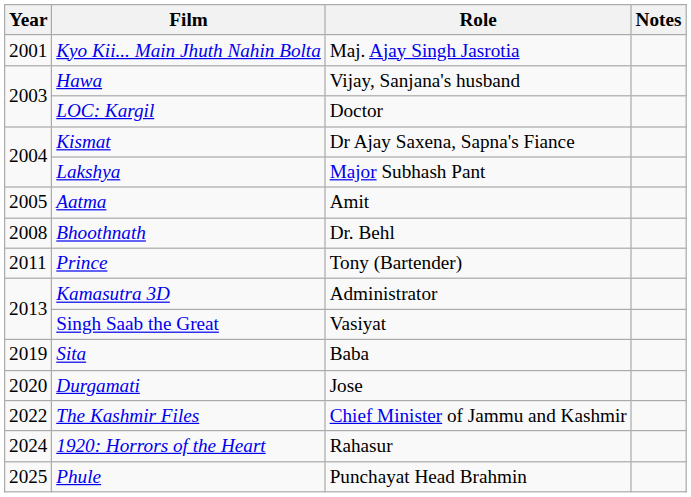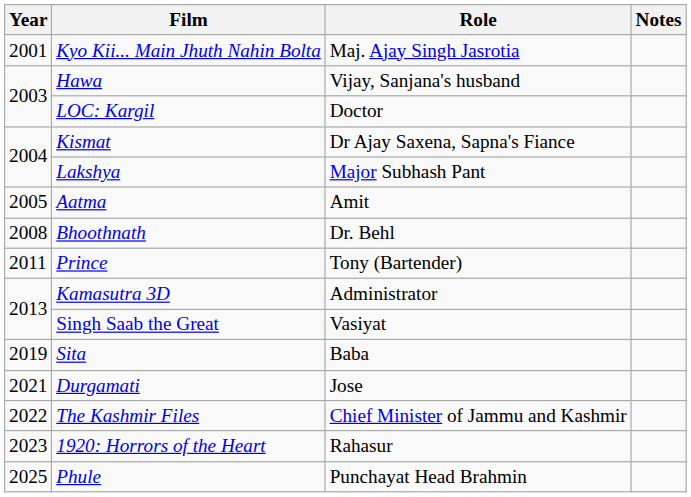(28, 385) 2020 -> (28, 385) 2021
(28, 446) 2024 -> (28, 446) 2023
